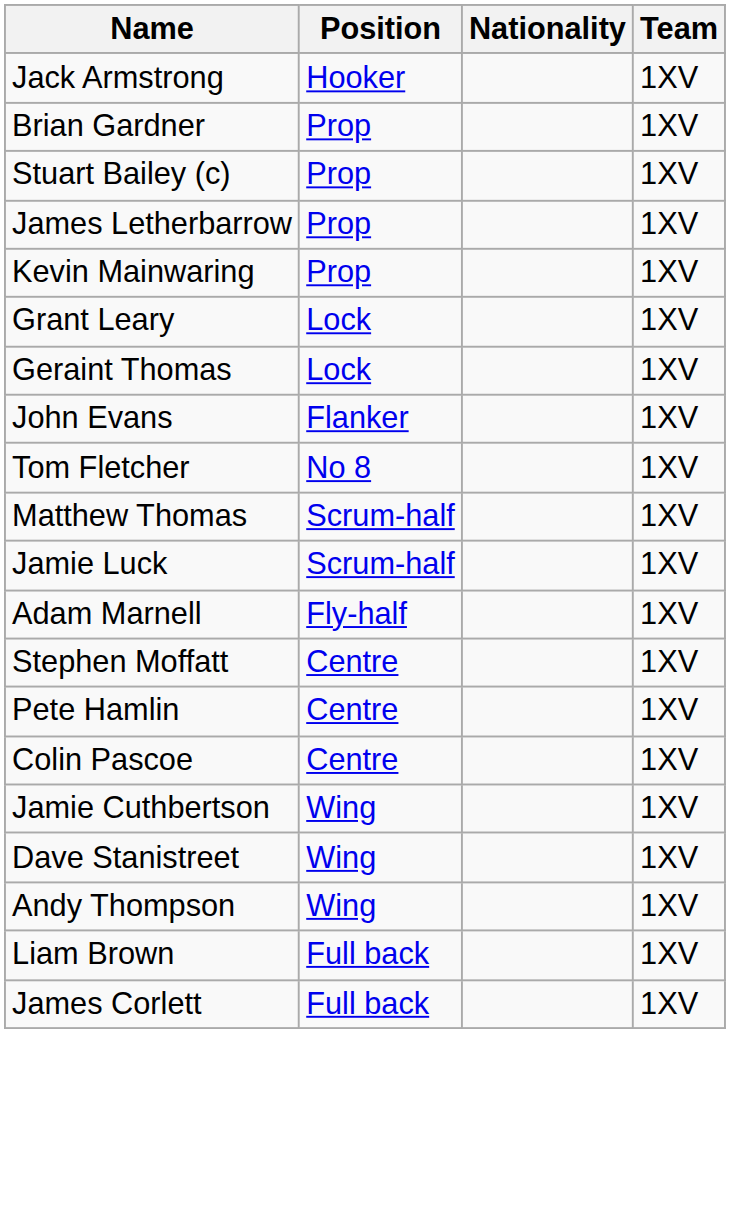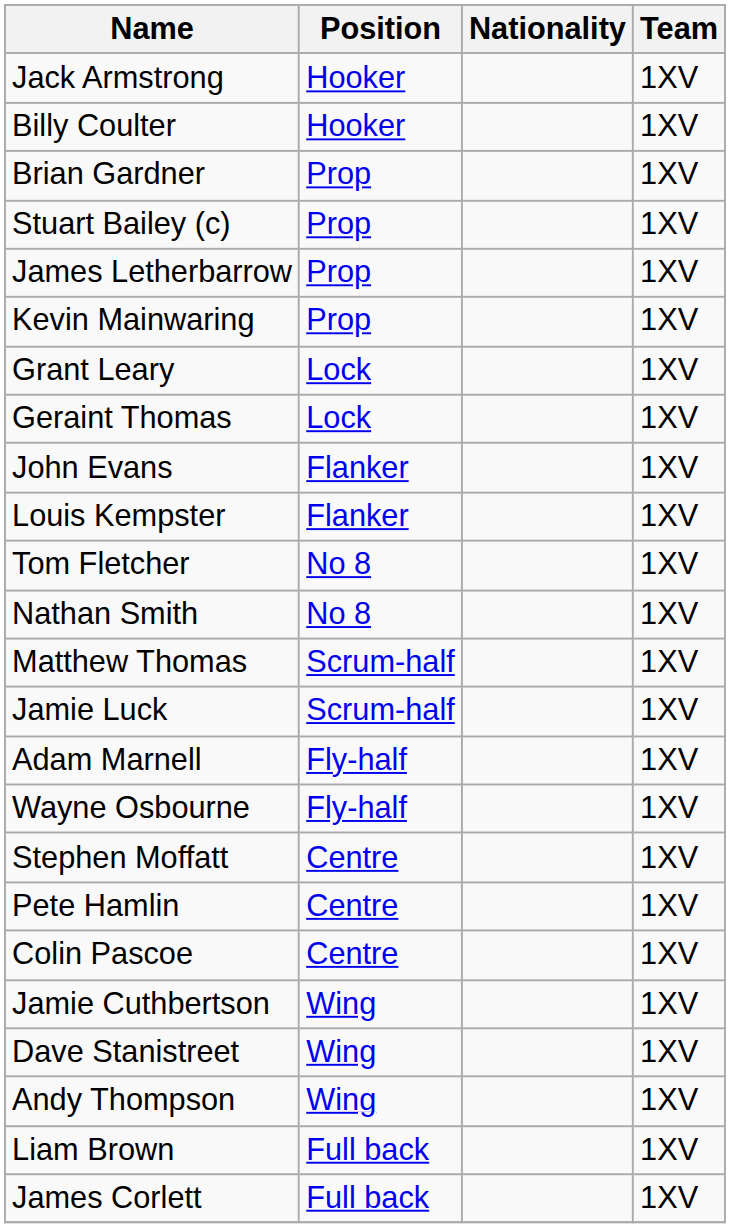+ row: (94, 126)
+ row: (119, 516)
+ row: (105, 613)
+ row: (131, 808)
